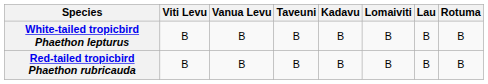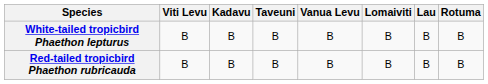columns swapped: (242, 13) <-> (340, 13)
